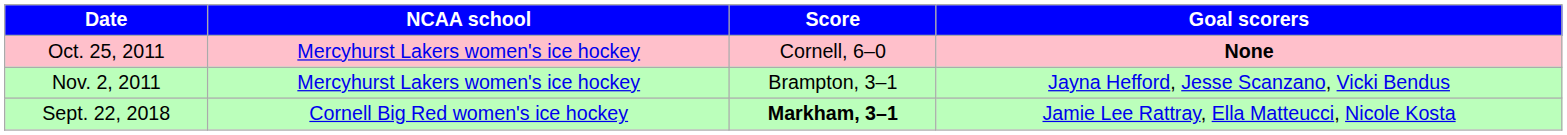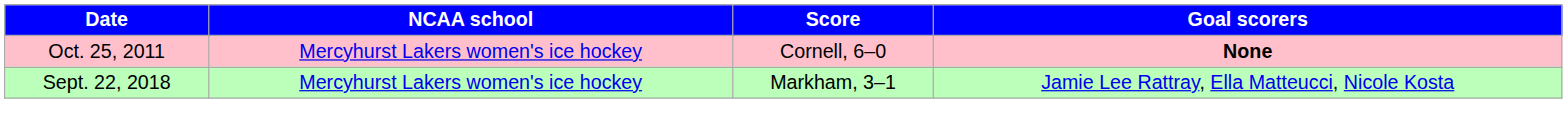- row: (106, 82)
(469, 113) Cornell Big Red women's ice hockey -> (471, 82) Mercyhurst Lakers women's ice hockey
(833, 113) bold -> (833, 82) normal
